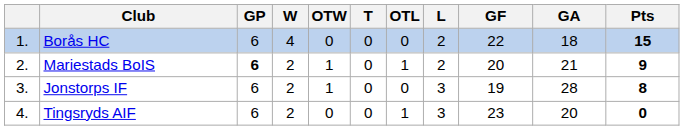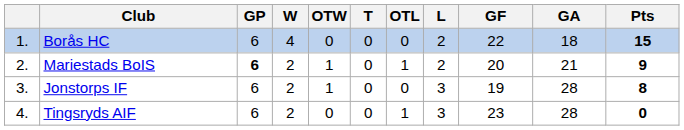(569, 112) 20 -> (569, 112) 28
